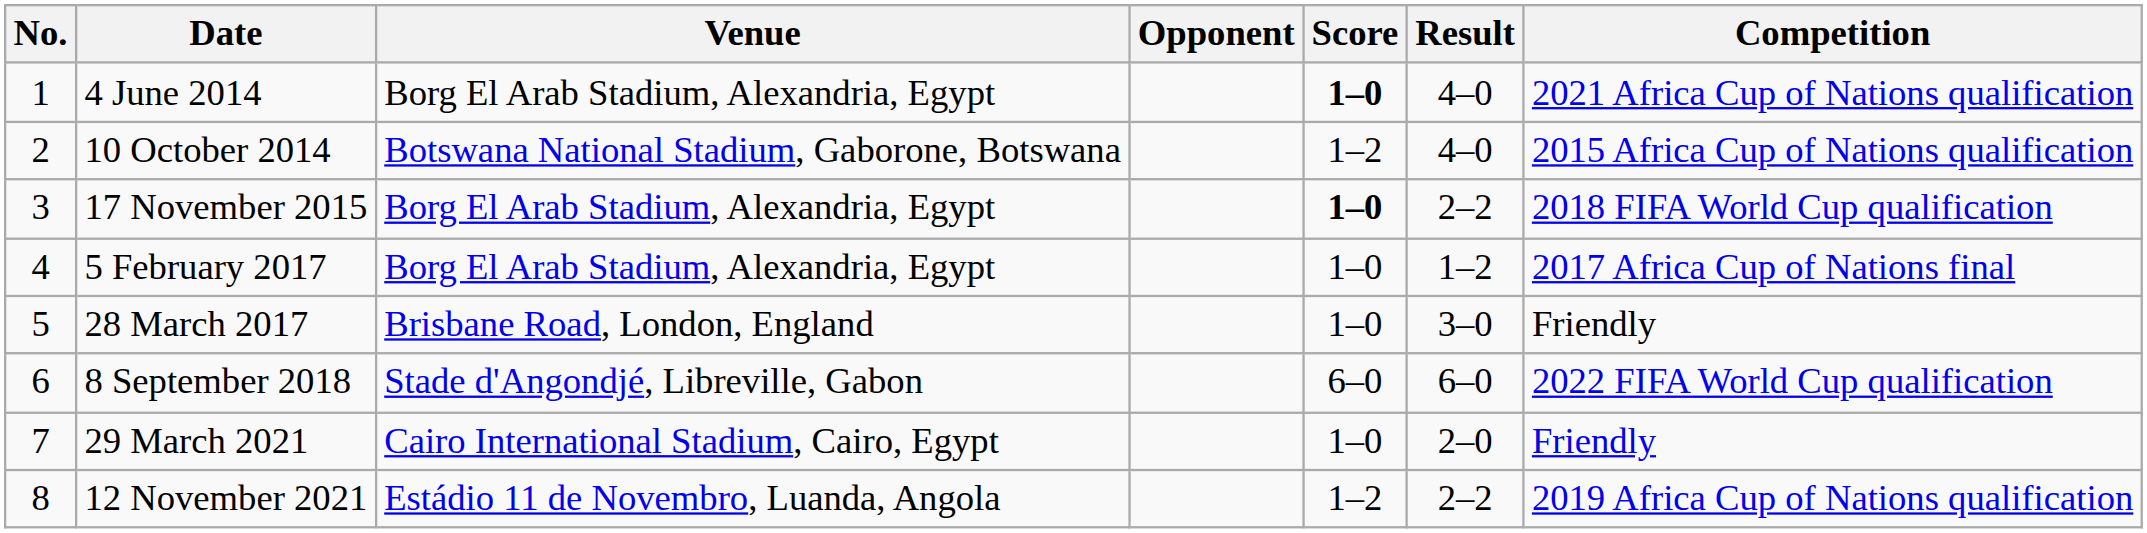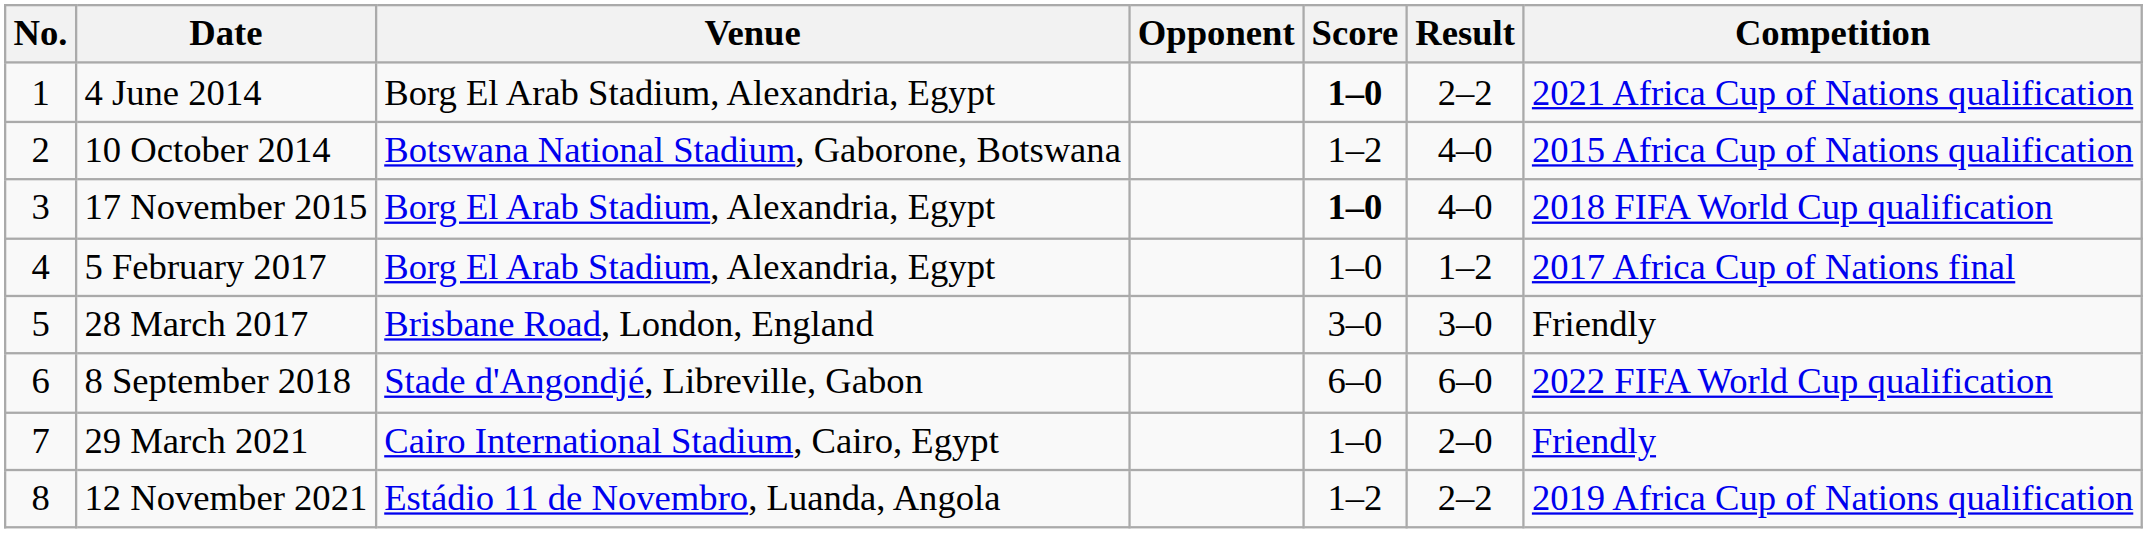(1465, 91) 4–0 -> (1465, 91) 2–2
(1465, 207) 2–2 -> (1465, 207) 4–0
(1355, 324) 1–0 -> (1355, 324) 3–0
